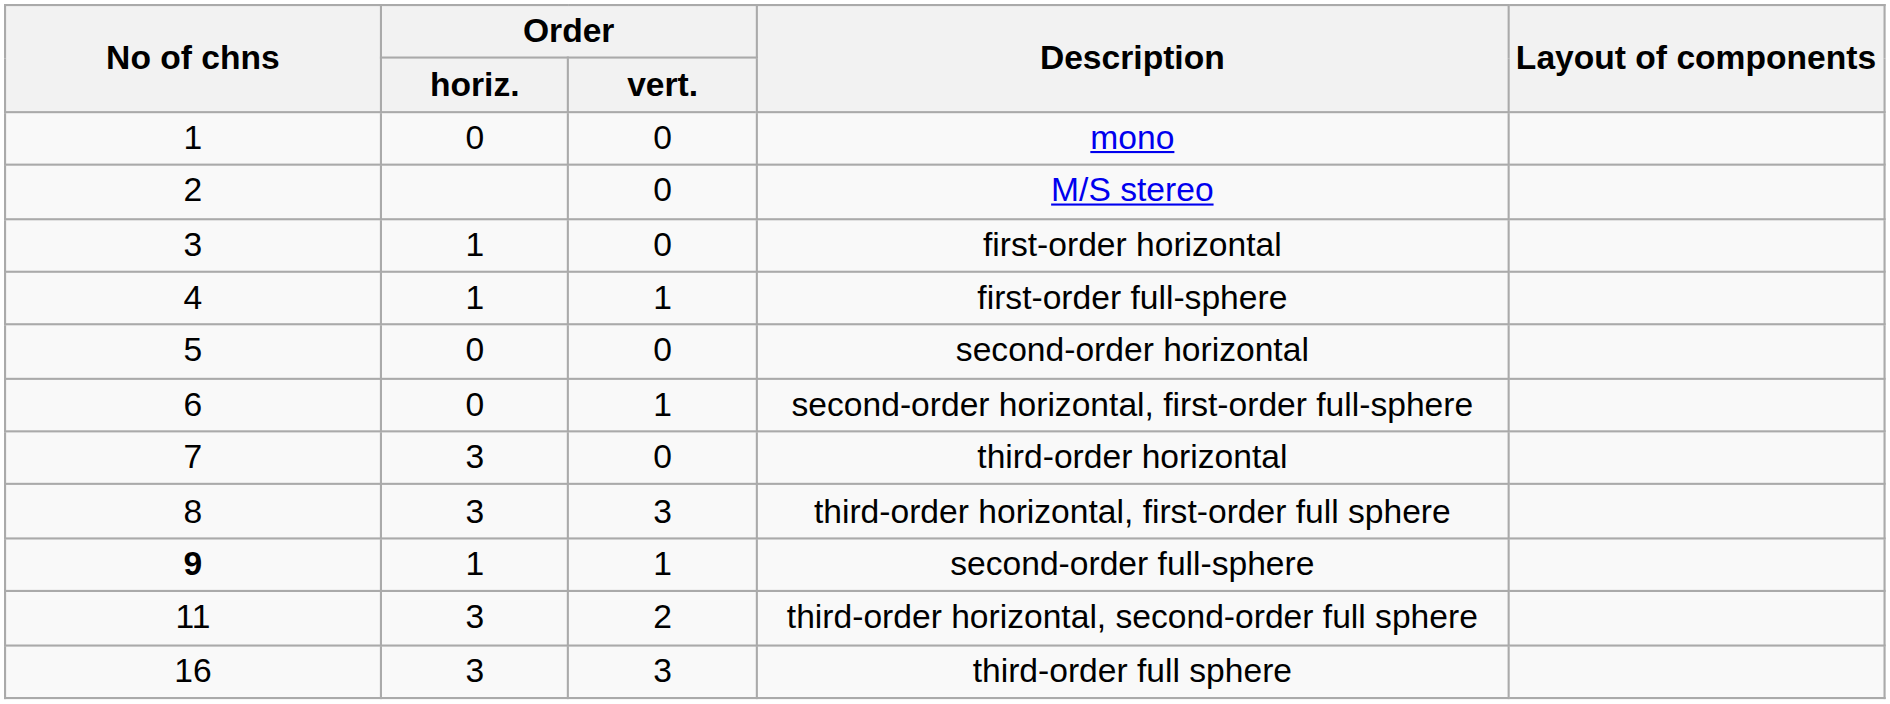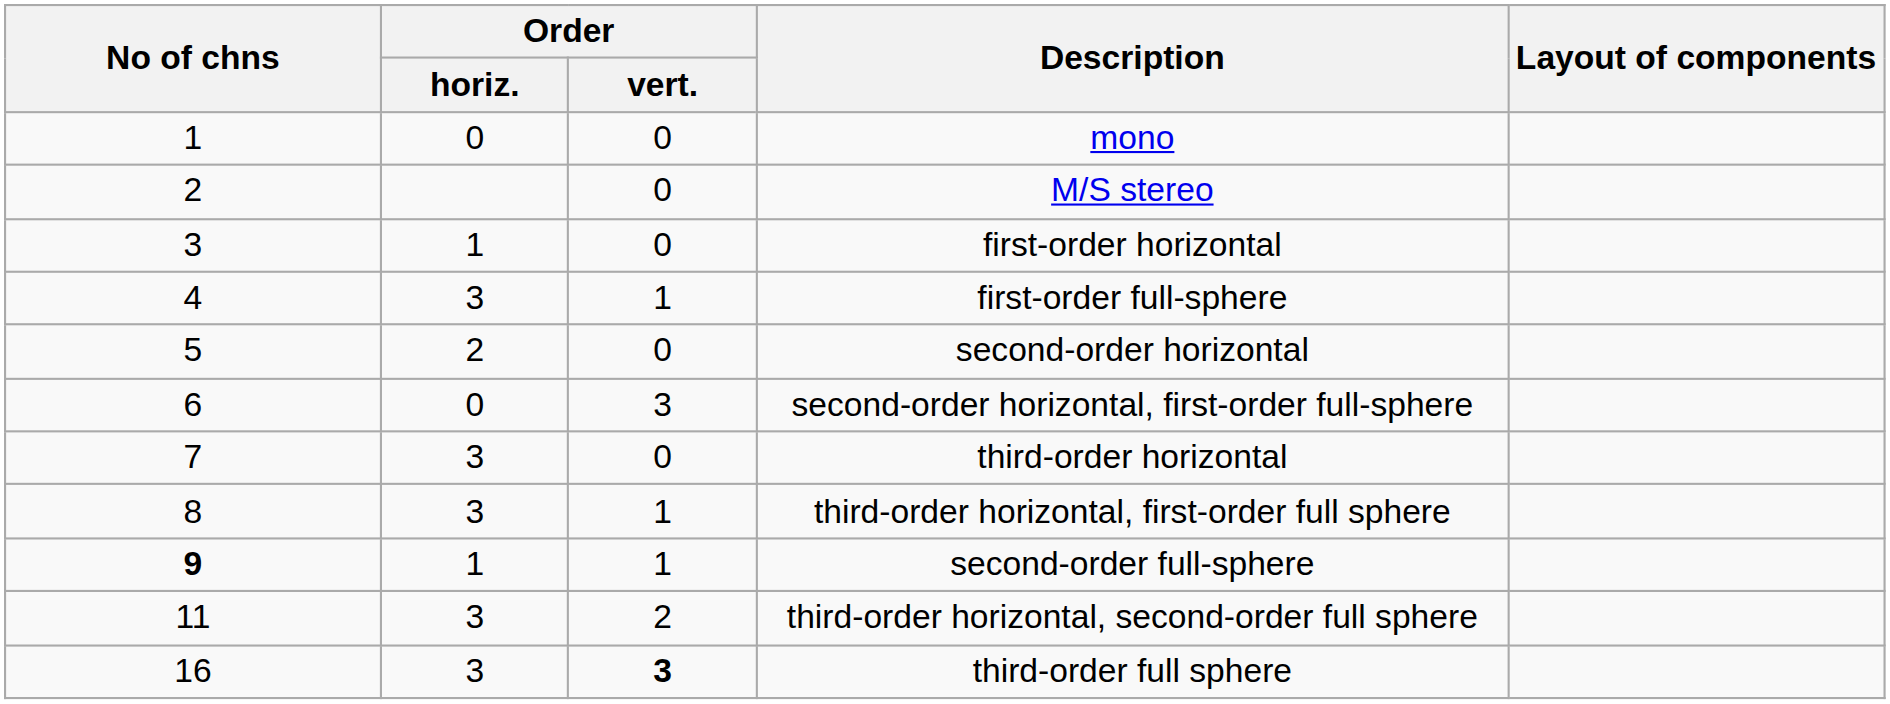(475, 297) 1 -> (475, 297) 3
(475, 350) 0 -> (475, 350) 2
(663, 404) 1 -> (663, 404) 3
(663, 510) 3 -> (663, 510) 1
(663, 670) normal -> (663, 670) bold
